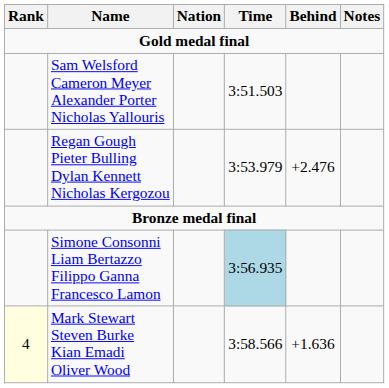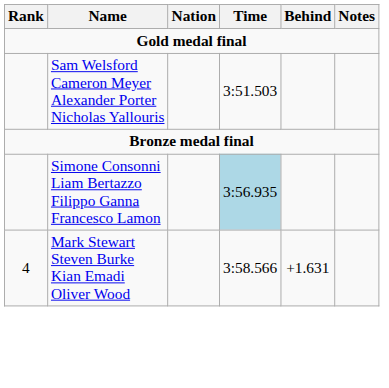- row: (110, 167)
(26, 344) lightyellow background -> (26, 268) no background
(313, 344) +1.636 -> (308, 268) +1.631
